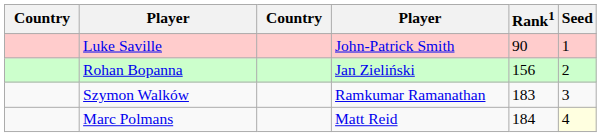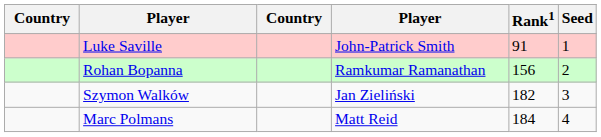(520, 45) 90 -> (520, 45) 91
(375, 70) Jan Zieliński -> (410, 70) Ramkumar Ramanathan
(410, 94) Ramkumar Ramanathan -> (375, 94) Jan Zieliński
(524, 94) 183 -> (524, 94) 182
(566, 119) lightyellow background -> (566, 119) no background
